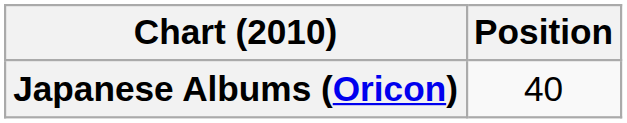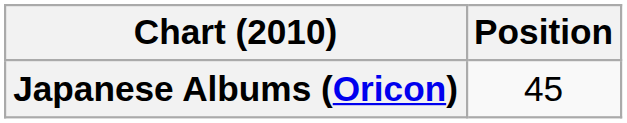(544, 88) 40 -> (544, 88) 45
